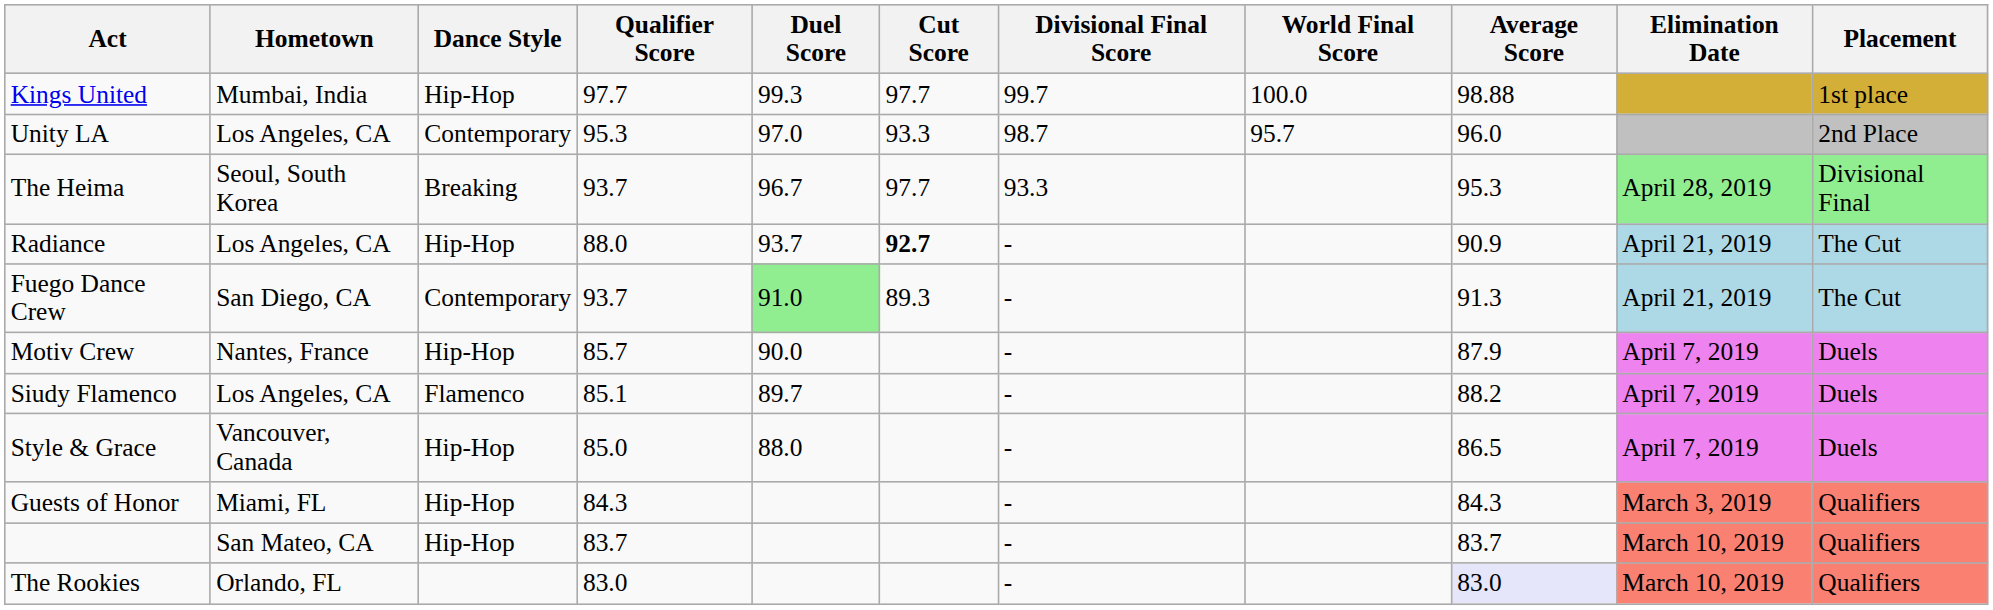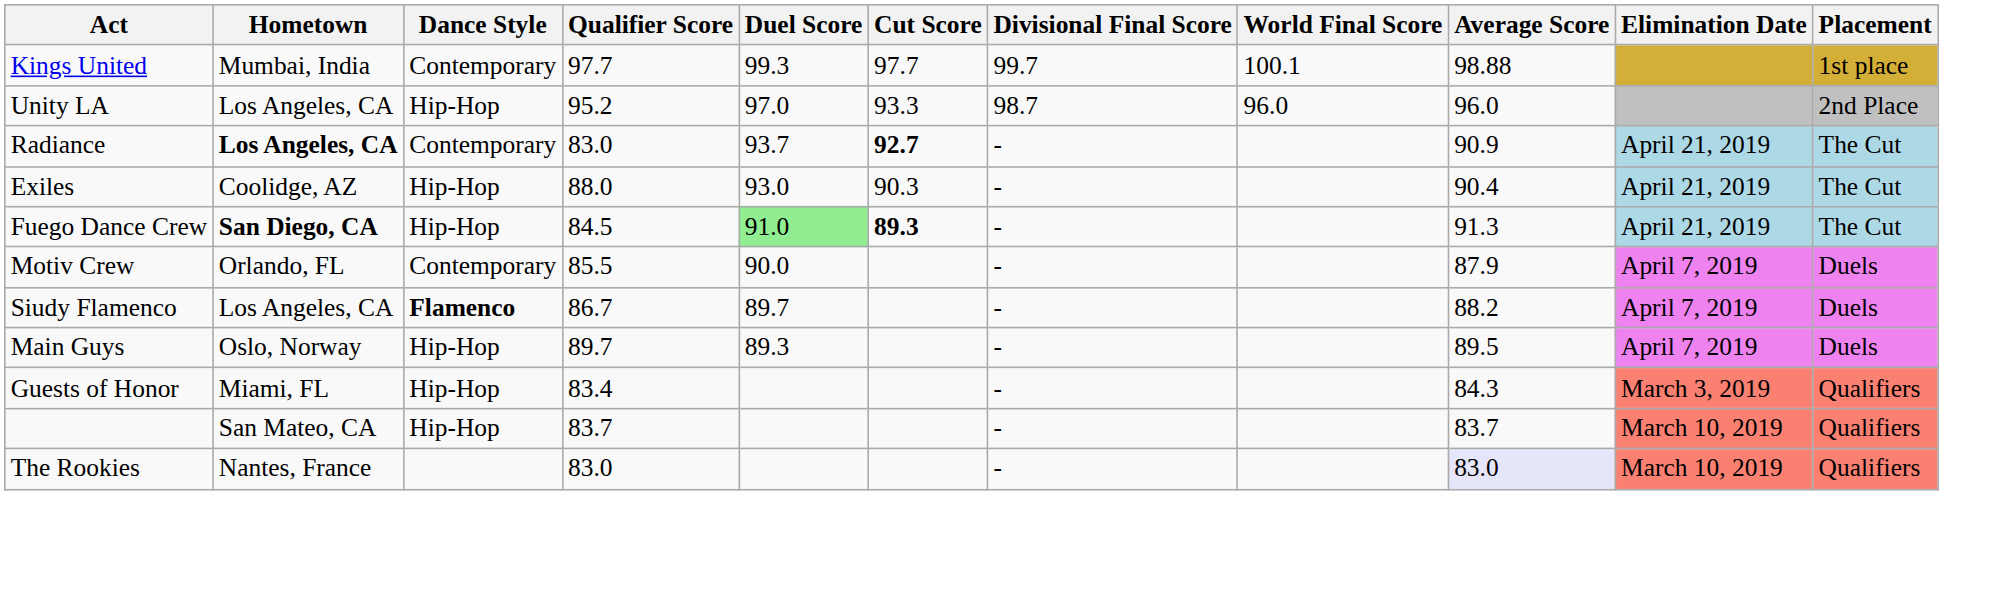(469, 93) Hip-Hop -> (483, 65) Contemporary
(1279, 93) 100.0 -> (1272, 65) 100.1
(498, 133) Contemporary -> (455, 105) Hip-Hop
(605, 133) 95.3 -> (590, 105) 95.2
(1272, 133) 95.7 -> (1266, 105) 96.0
- row: (68, 188)
(303, 243) normal -> (308, 145) bold
(469, 243) Hip-Hop -> (483, 145) Contemporary
(605, 243) 88.0 -> (590, 145) 83.0
+ row: (42, 186)
(294, 297) normal -> (298, 226) bold
(498, 297) Contemporary -> (455, 226) Hip-Hop
(605, 297) 93.7 -> (590, 226) 84.5
(908, 297) normal -> (896, 226) bold
(292, 352) Nantes, France -> (282, 266) Orlando, FL
(469, 352) Hip-Hop -> (483, 266) Contemporary
(605, 352) 85.7 -> (590, 266) 85.5
(474, 392) normal -> (462, 307) bold
(605, 392) 85.1 -> (590, 307) 86.7
+ row: (68, 347)
- row: (83, 447)
(605, 502) 84.3 -> (590, 387) 83.4
(279, 582) Orlando, FL -> (295, 468) Nantes, France
